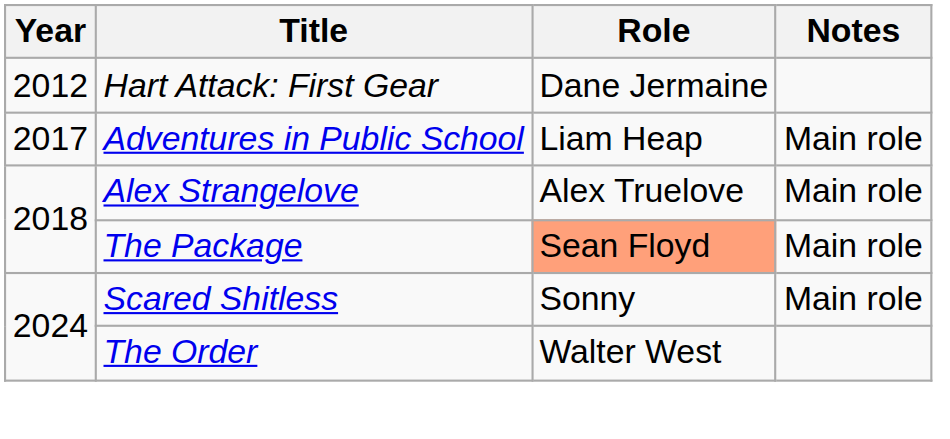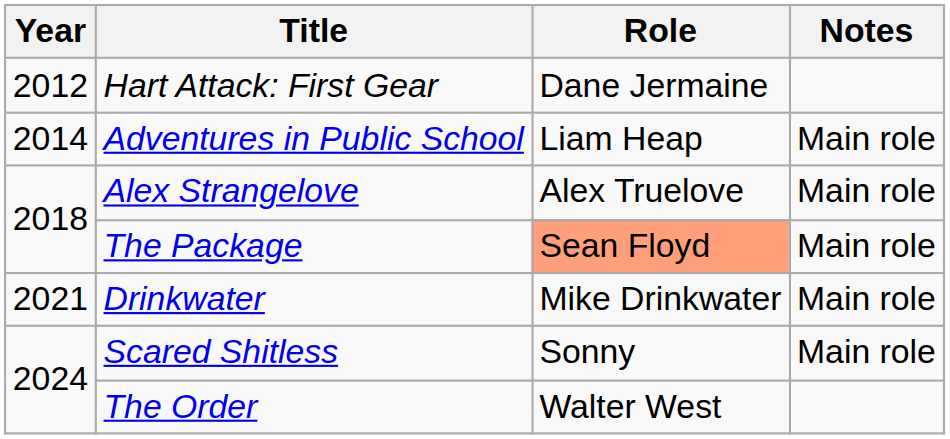(50, 138) 2017 -> (50, 138) 2014
+ row: (184, 298)
